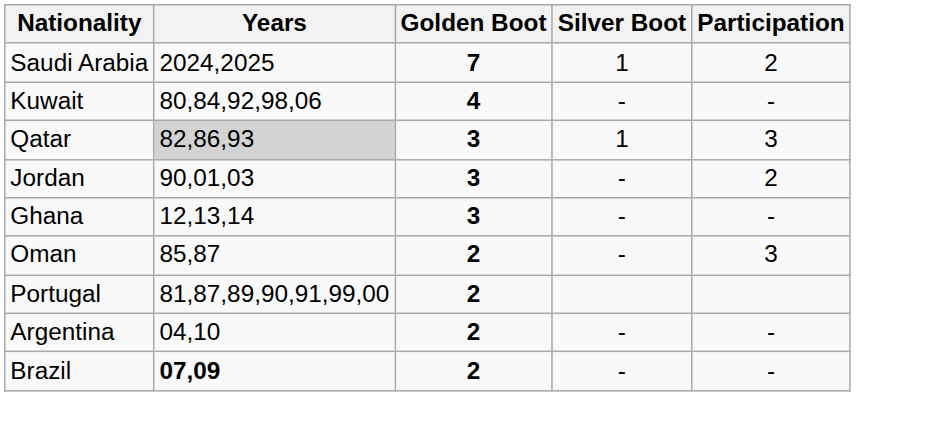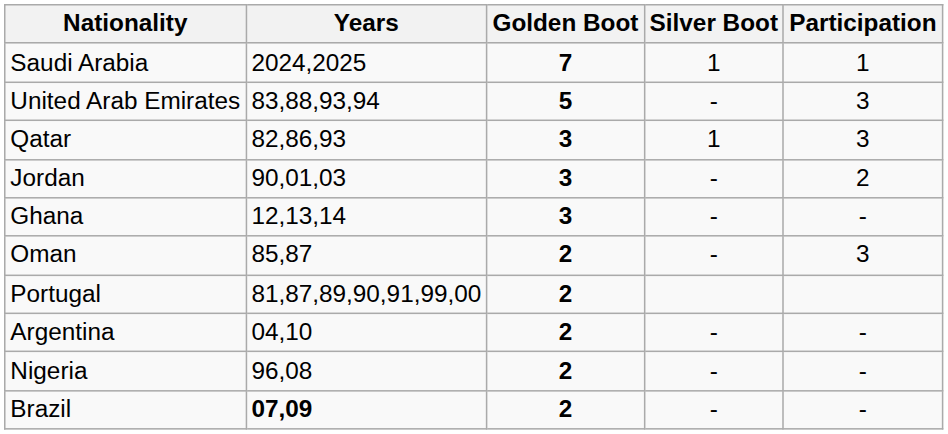(771, 62) 2 -> (863, 62) 1
+ row: (125, 100)
- row: (47, 100)
(207, 139) lightgrey background -> (299, 139) no background
+ row: (49, 370)
